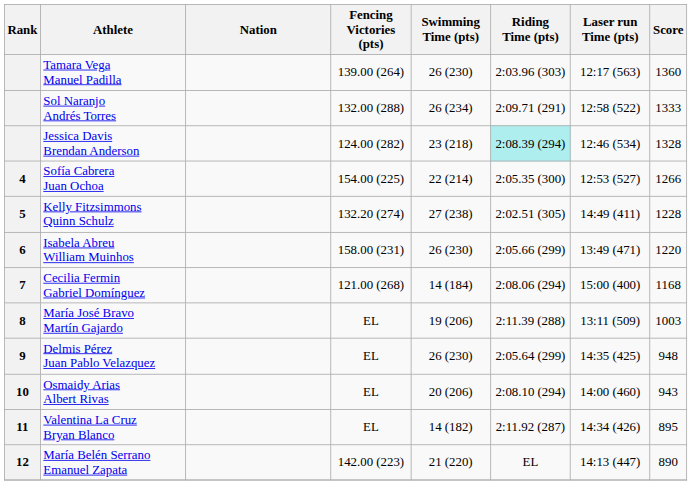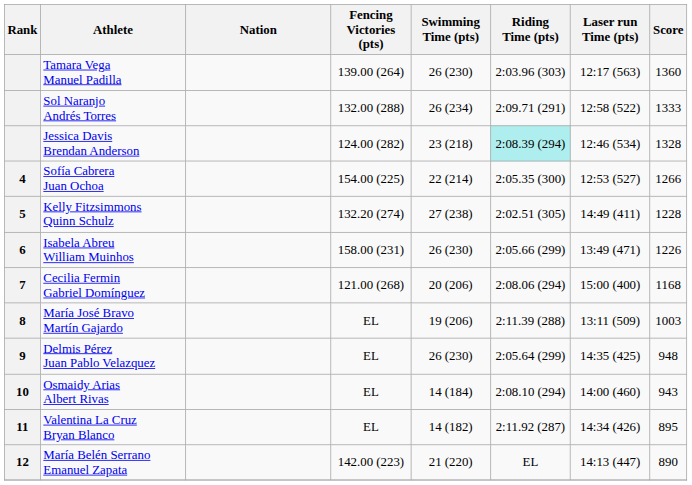(668, 249) 1220 -> (668, 249) 1226
(451, 284) 14 (184) -> (451, 284) 20 (206)
(451, 391) 20 (206) -> (451, 391) 14 (184)
